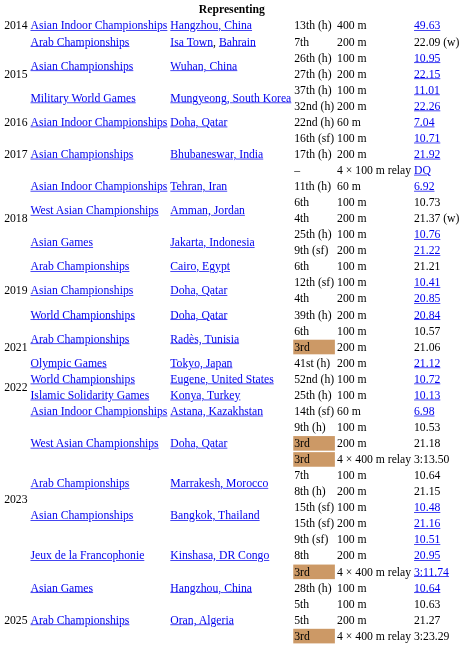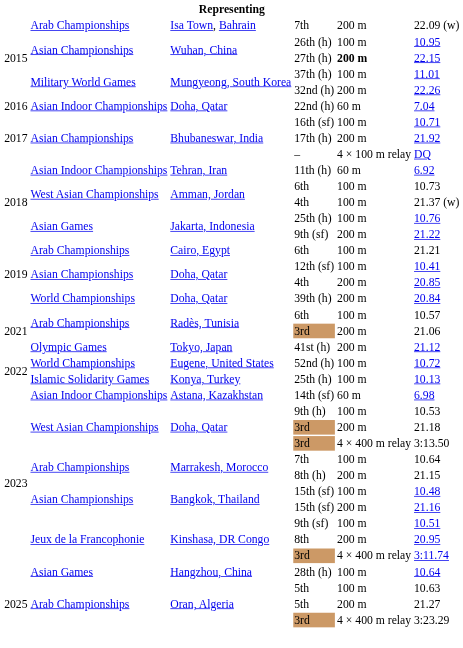- row: (211, 25)
(352, 74) normal -> (352, 58) bold
(352, 218) 200 m -> (352, 202) 100 m
